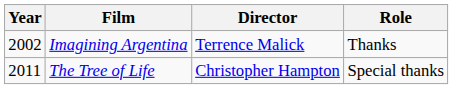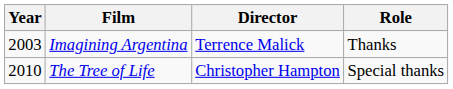(25, 44) 2002 -> (25, 44) 2003
(25, 70) 2011 -> (25, 70) 2010
